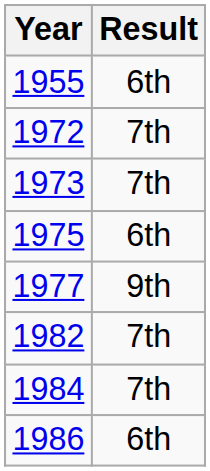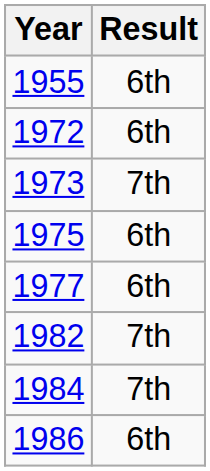(149, 132) 7th -> (149, 132) 6th
(149, 286) 9th -> (149, 286) 6th
